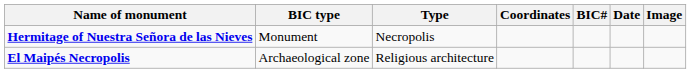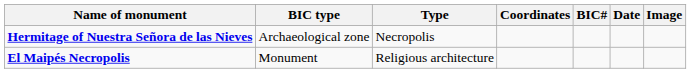(288, 36) Monument -> (314, 36) Archaeological zone
(314, 57) Archaeological zone -> (288, 57) Monument
